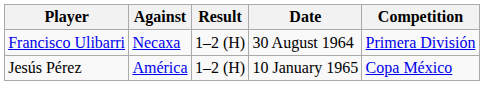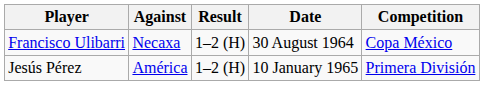(420, 42) Primera División -> (409, 42) Copa México
(409, 67) Copa México -> (420, 67) Primera División
